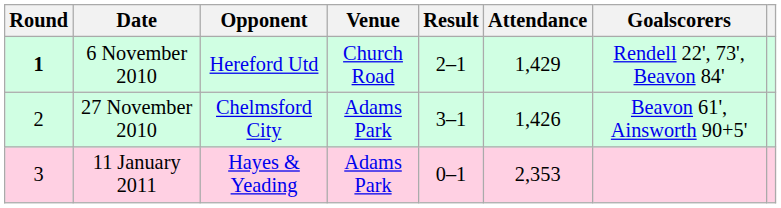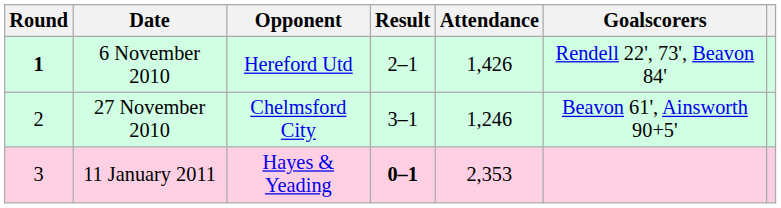- column: (373, 20)
(538, 64) 1,429 -> (489, 64) 1,426
(538, 119) 1,426 -> (489, 119) 1,246
(451, 174) normal -> (403, 174) bold
